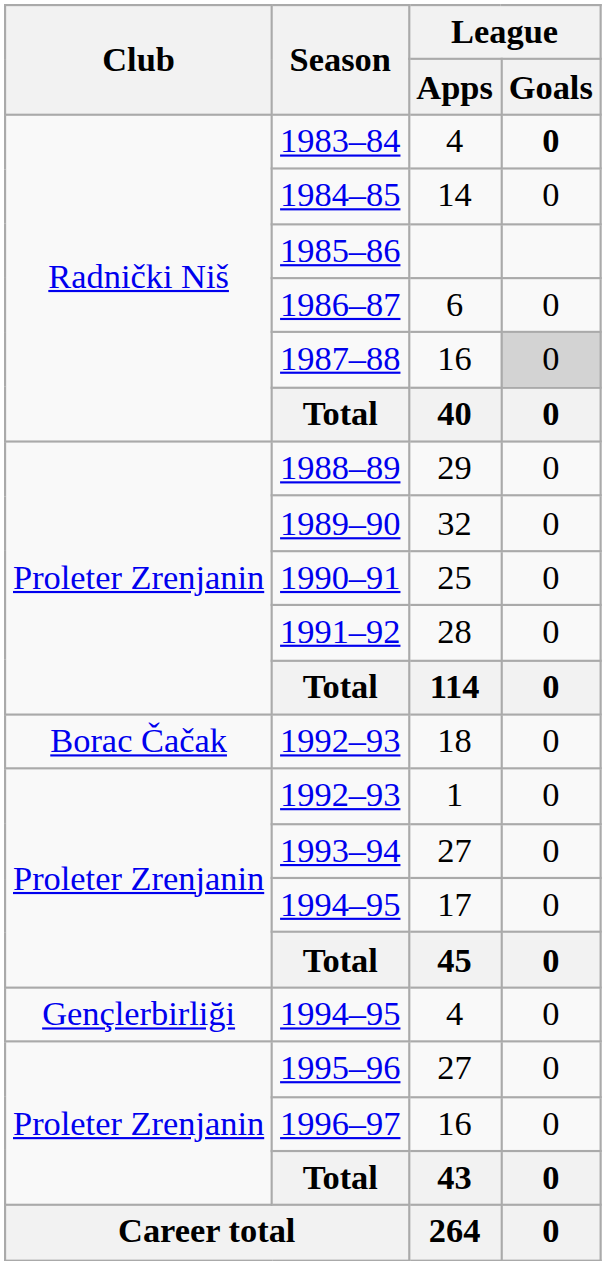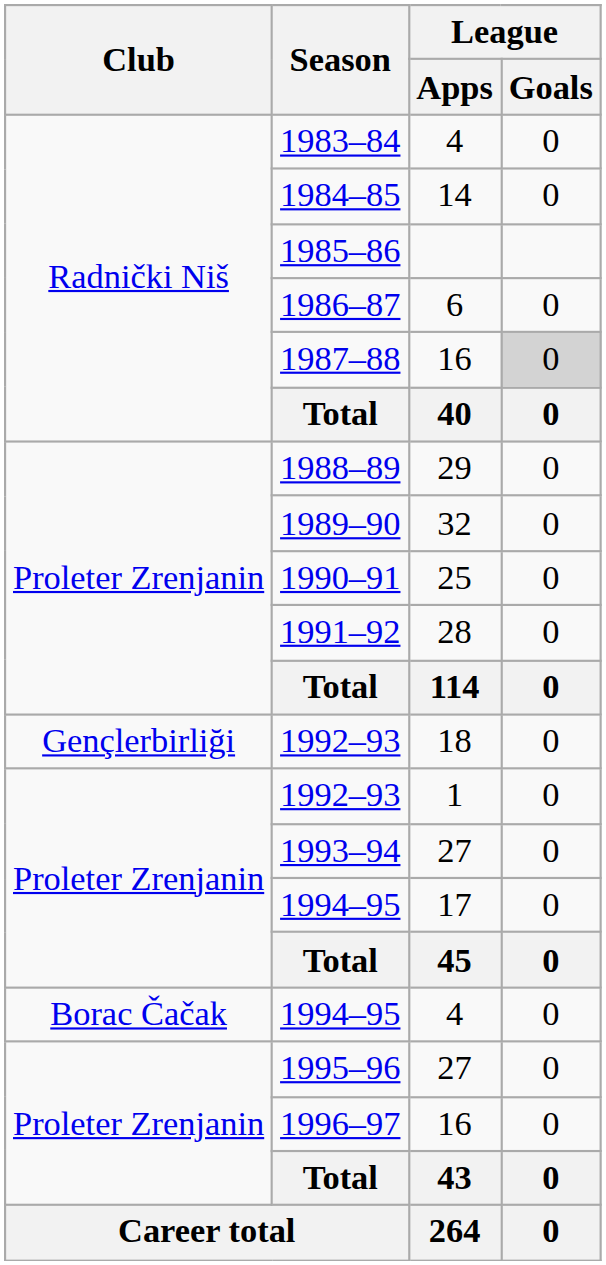(551, 140) bold -> (551, 140) normal
(139, 741) Borac Čačak -> (139, 741) Gençlerbirliği
(139, 1013) Gençlerbirliği -> (139, 1013) Borac Čačak
